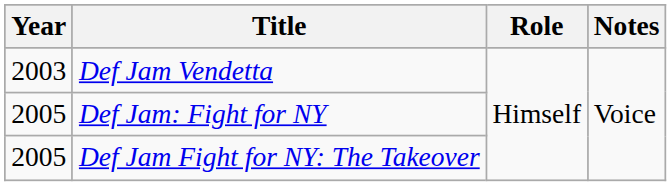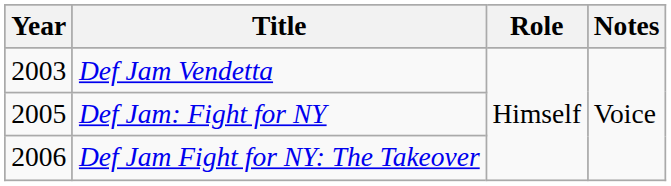(39, 157) 2005 -> (39, 157) 2006
